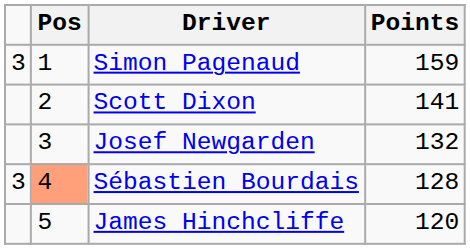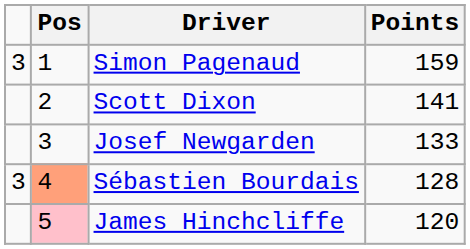(437, 144) 132 -> (437, 144) 133
(45, 224) no background -> (45, 224) pink background
